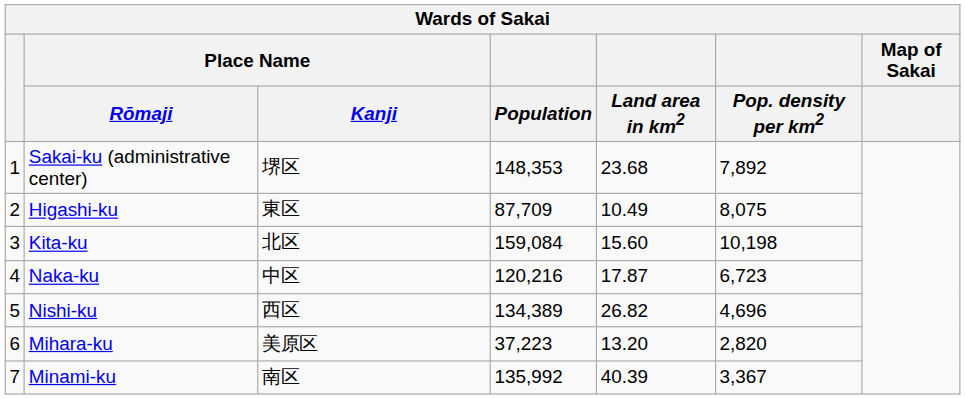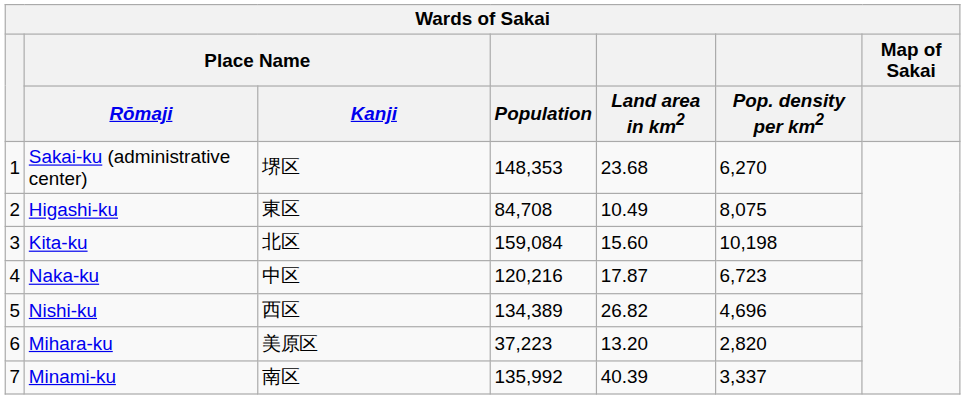(743, 167) 7,892 -> (743, 167) 6,270
(523, 209) 87,709 -> (523, 209) 84,708
(743, 377) 3,367 -> (743, 377) 3,337
